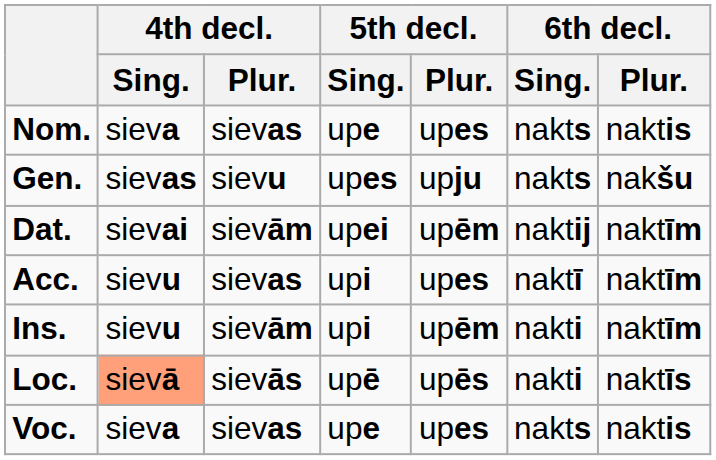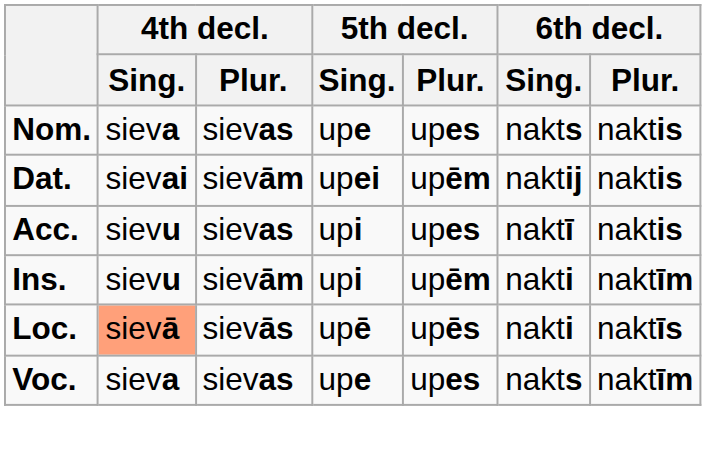- row: (47, 179)
(654, 229) naktīm -> (640, 179) naktis
(654, 279) naktīm -> (640, 229) naktis
(649, 429) naktis -> (645, 379) naktīm
